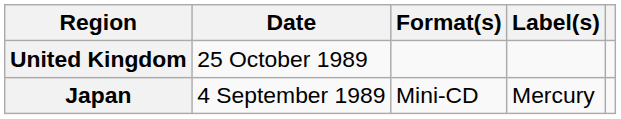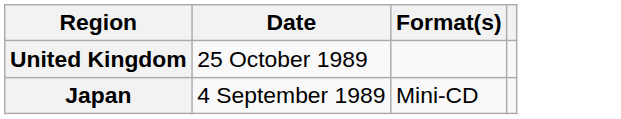- column: (556, 22)
